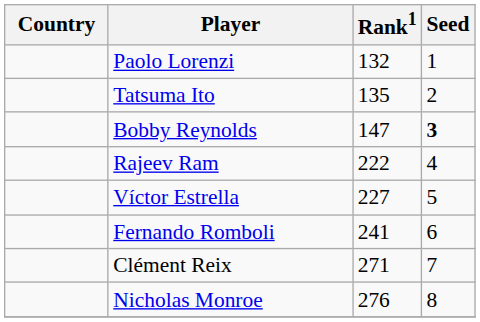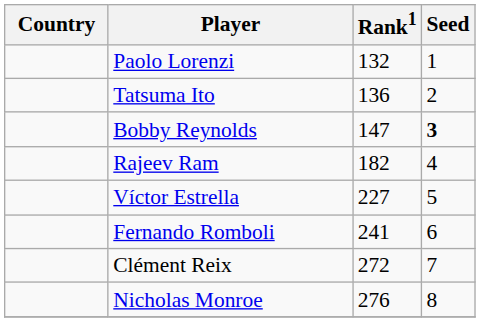(374, 95) 135 -> (374, 95) 136
(374, 163) 222 -> (374, 163) 182
(374, 265) 271 -> (374, 265) 272
